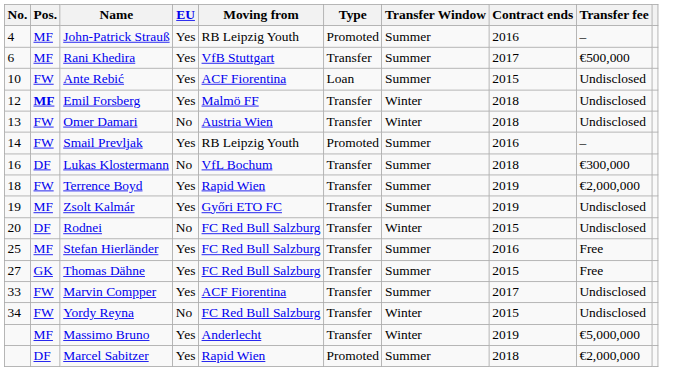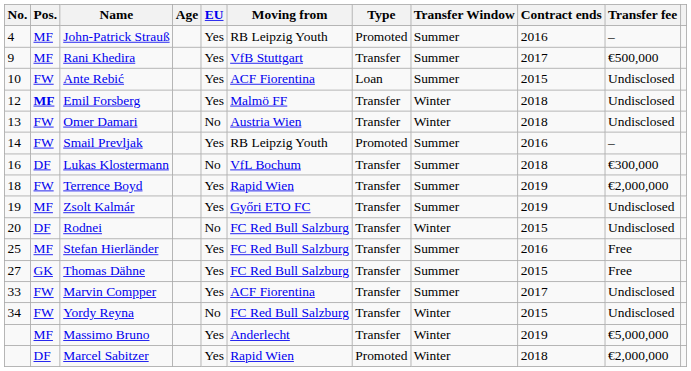+ column: (187, 15)
(11, 57) 6 -> (11, 57) 9
(408, 356) Summer -> (432, 356) Winter
